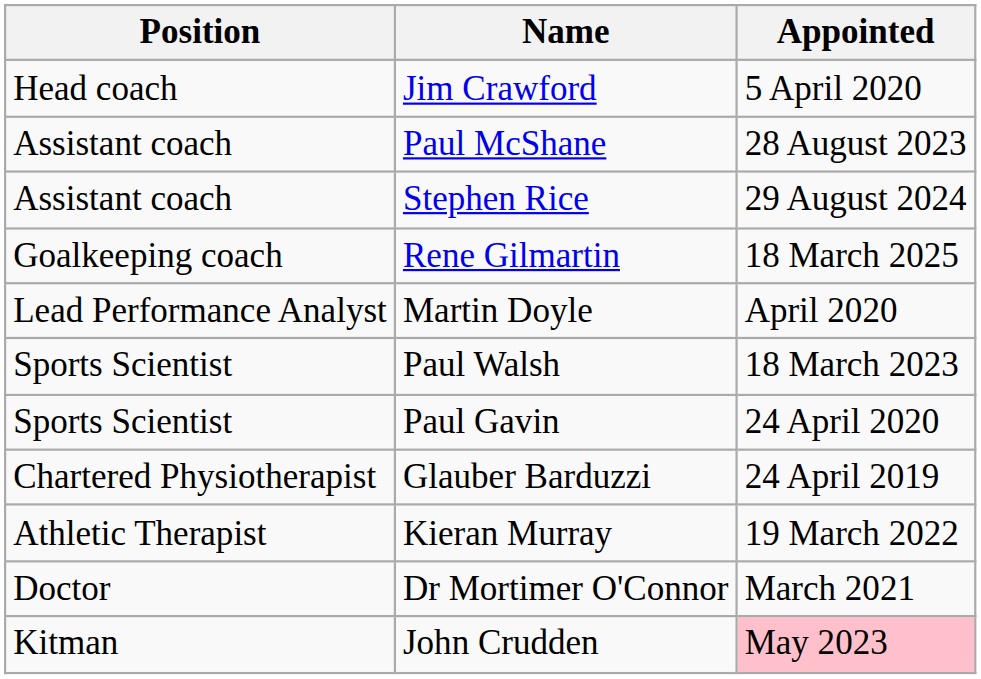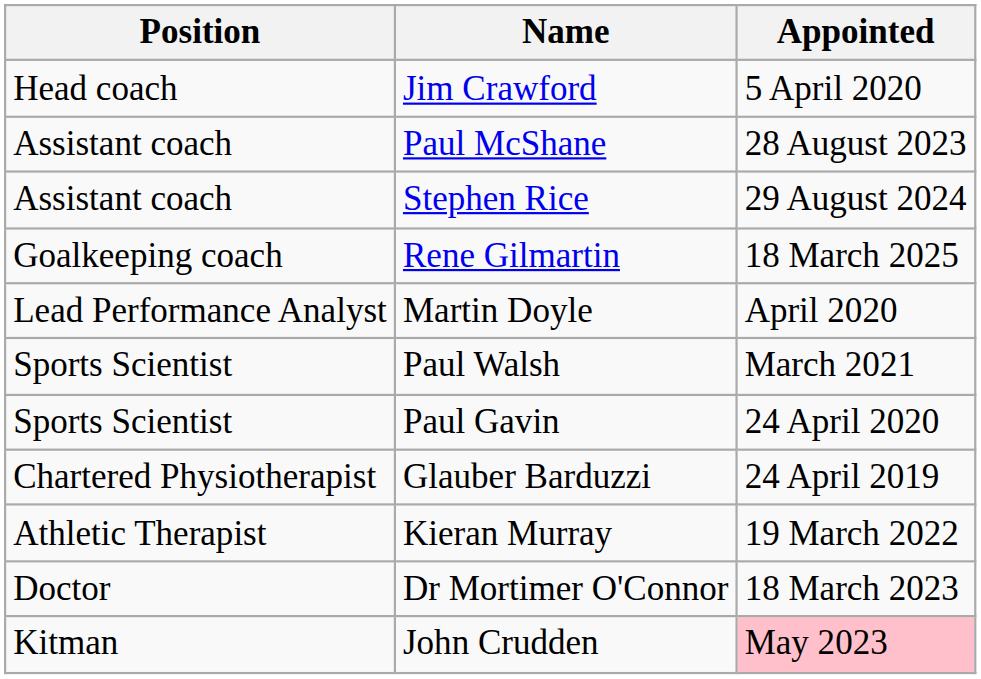(852, 365) 18 March 2023 -> (830, 365) March 2021
(830, 587) March 2021 -> (852, 587) 18 March 2023
